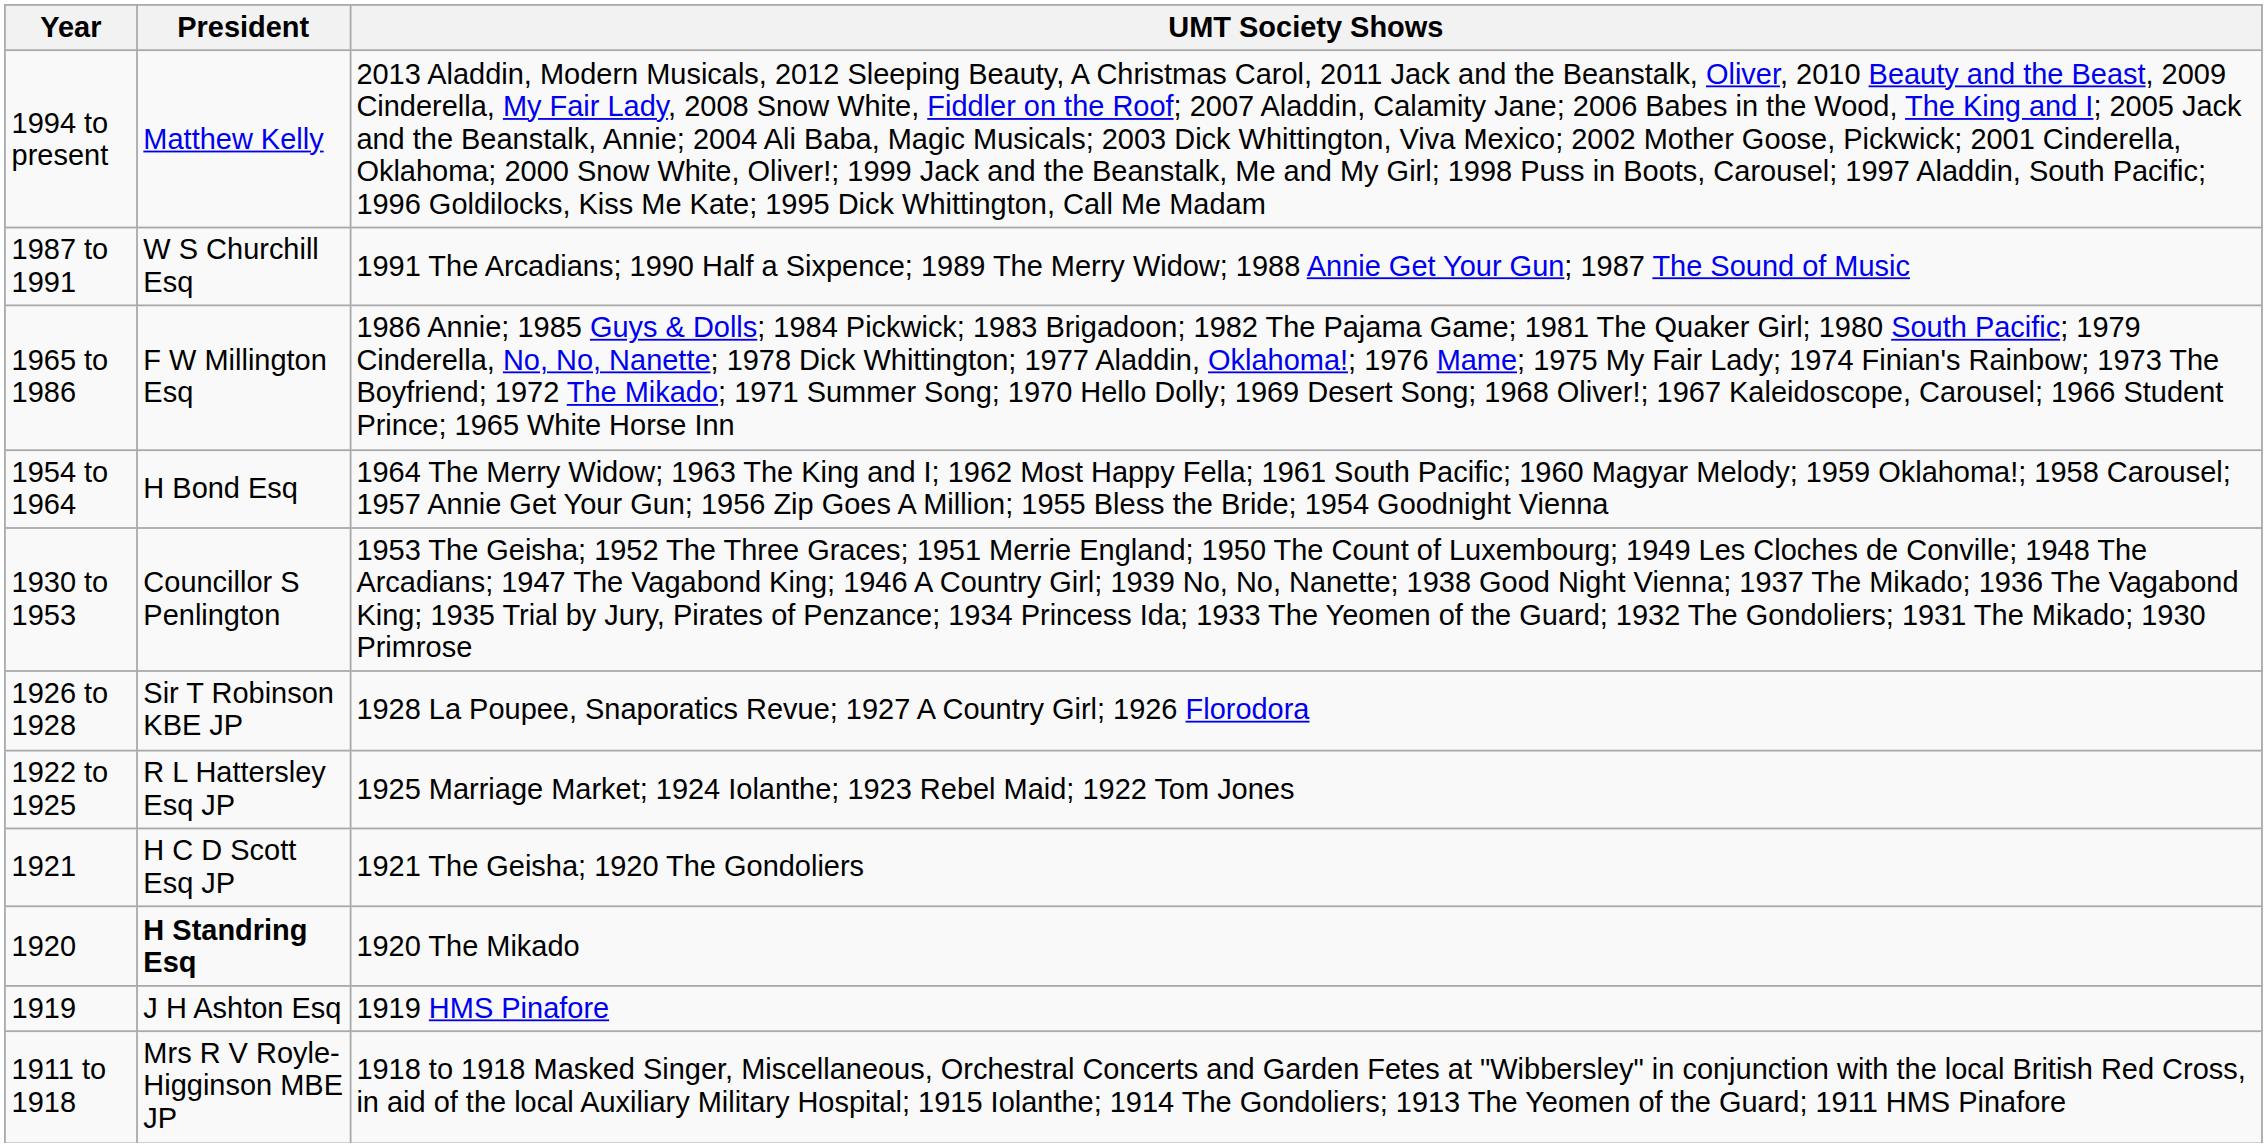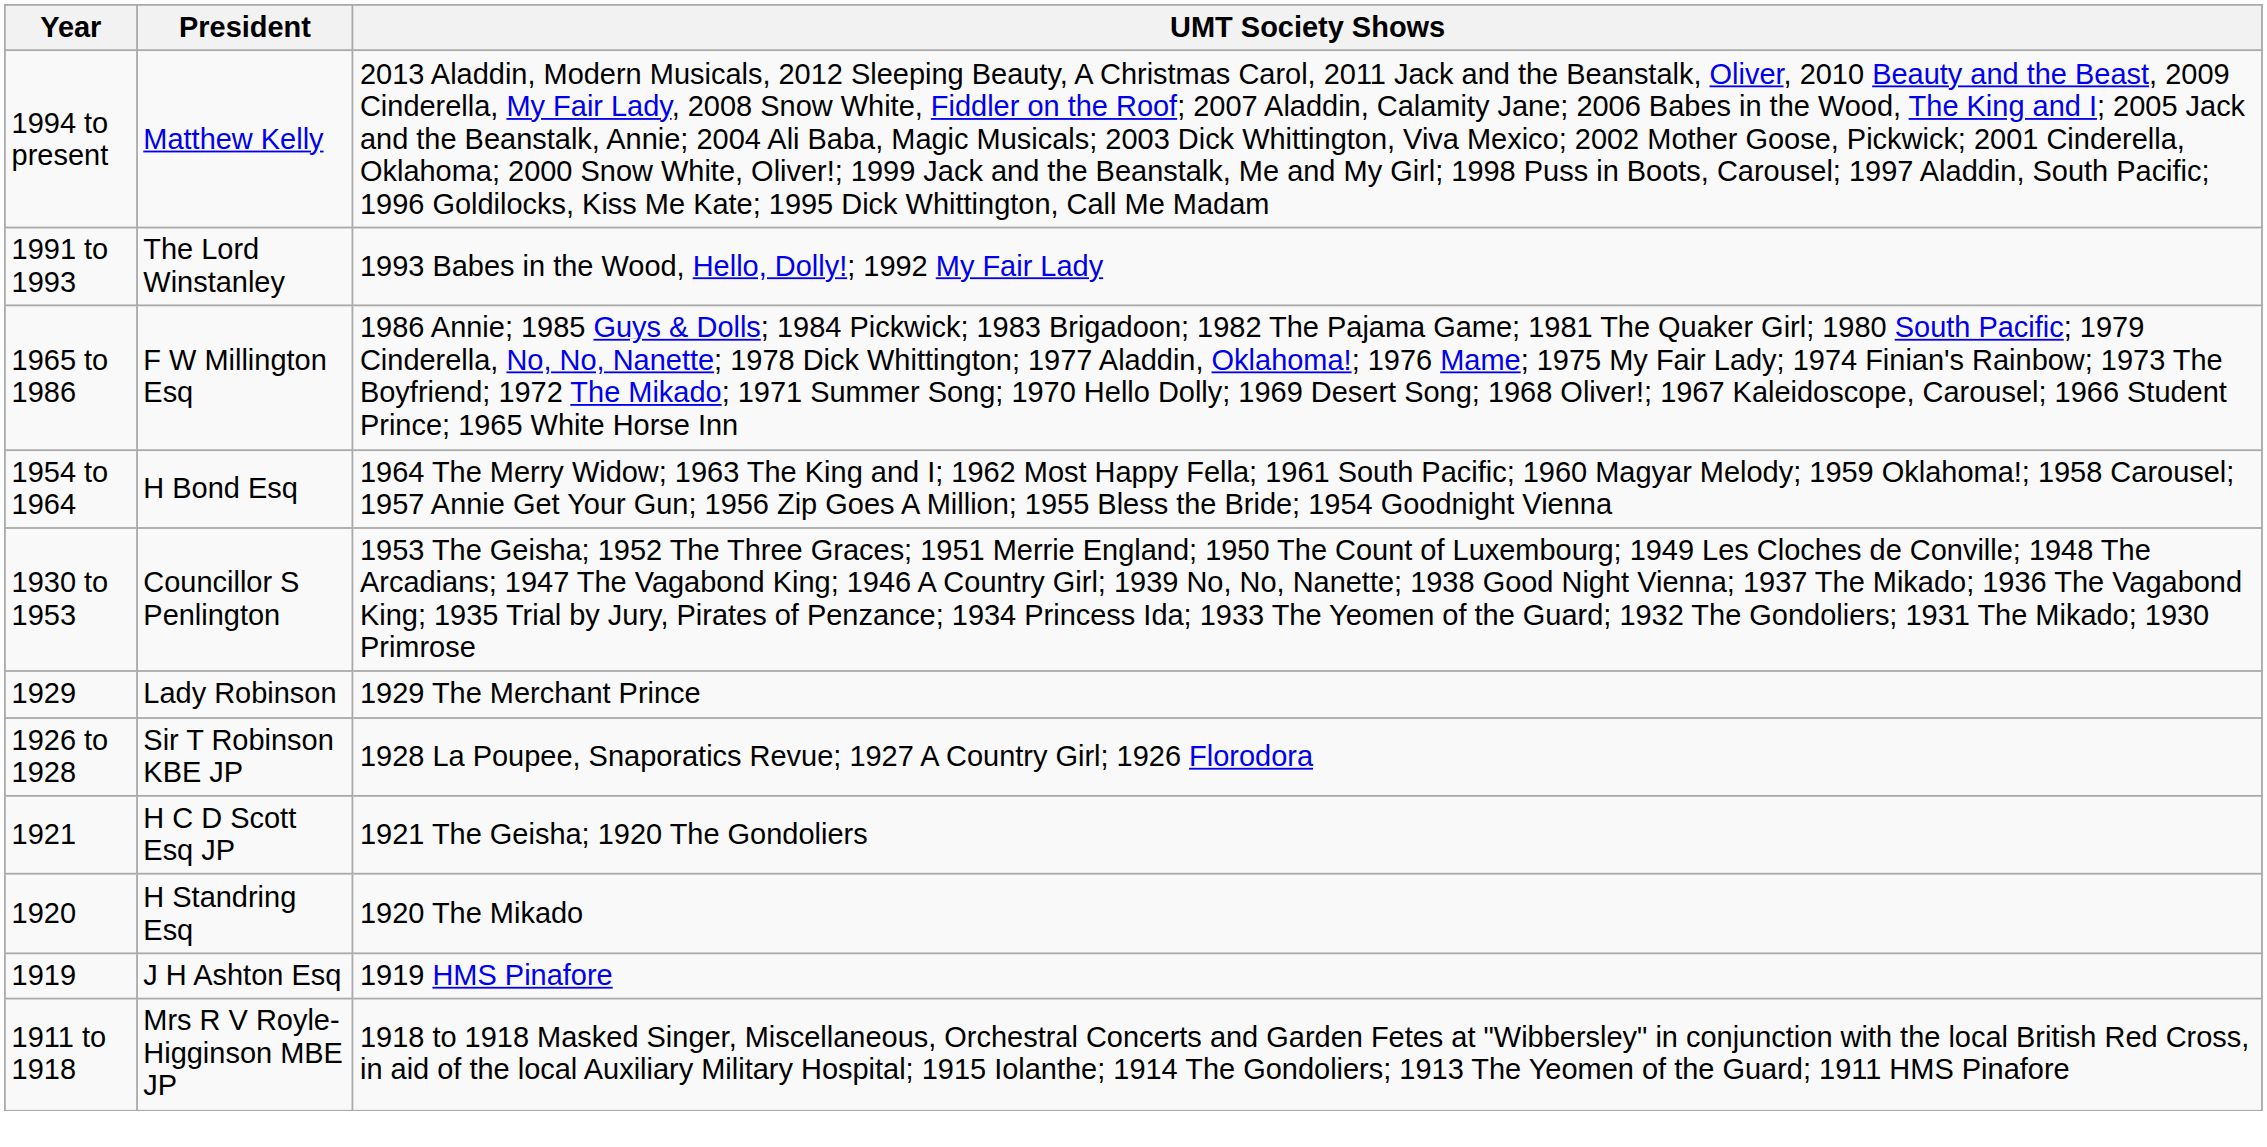+ row: (60, 265)
- row: (60, 265)
+ row: (44, 693)
- row: (60, 788)
(225, 945) bold -> (220, 913) normal
